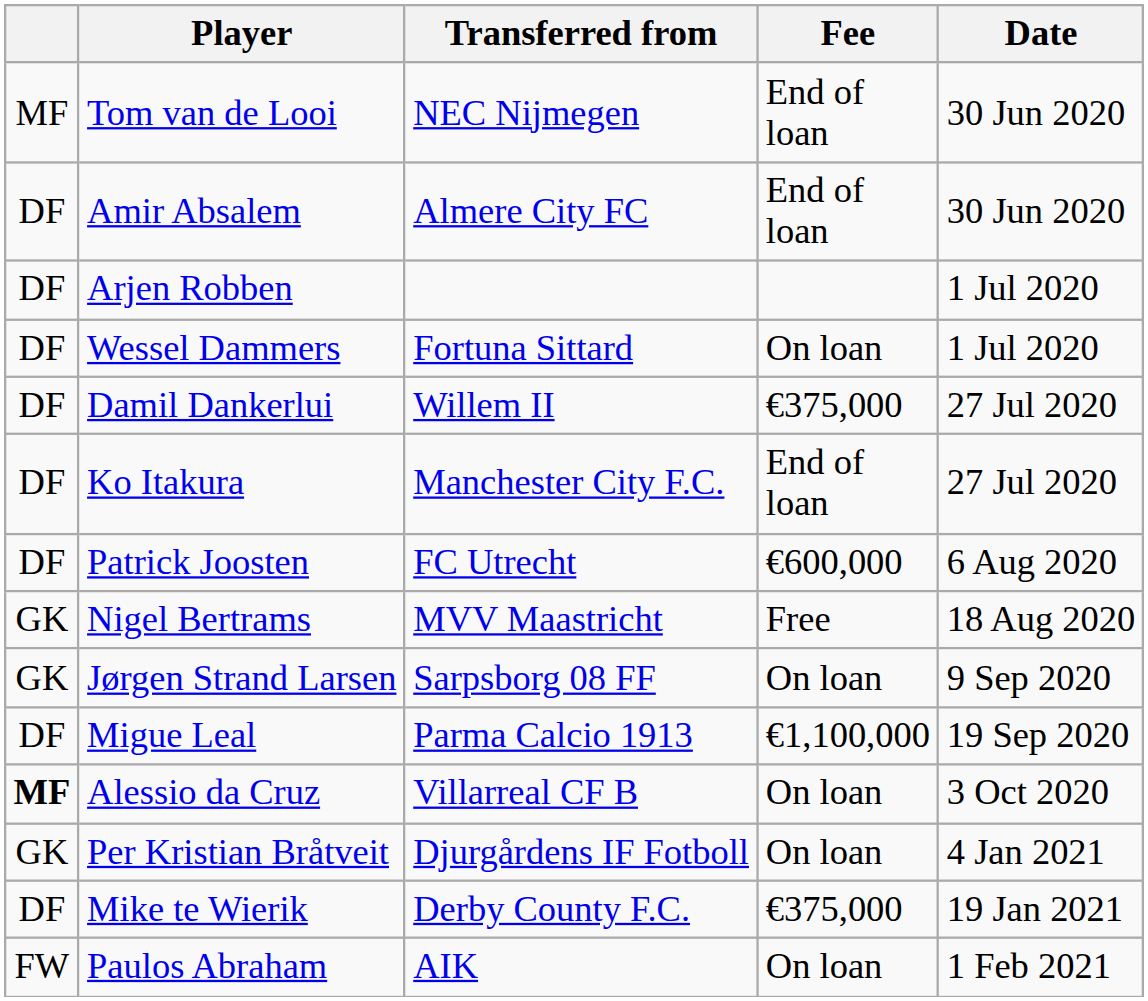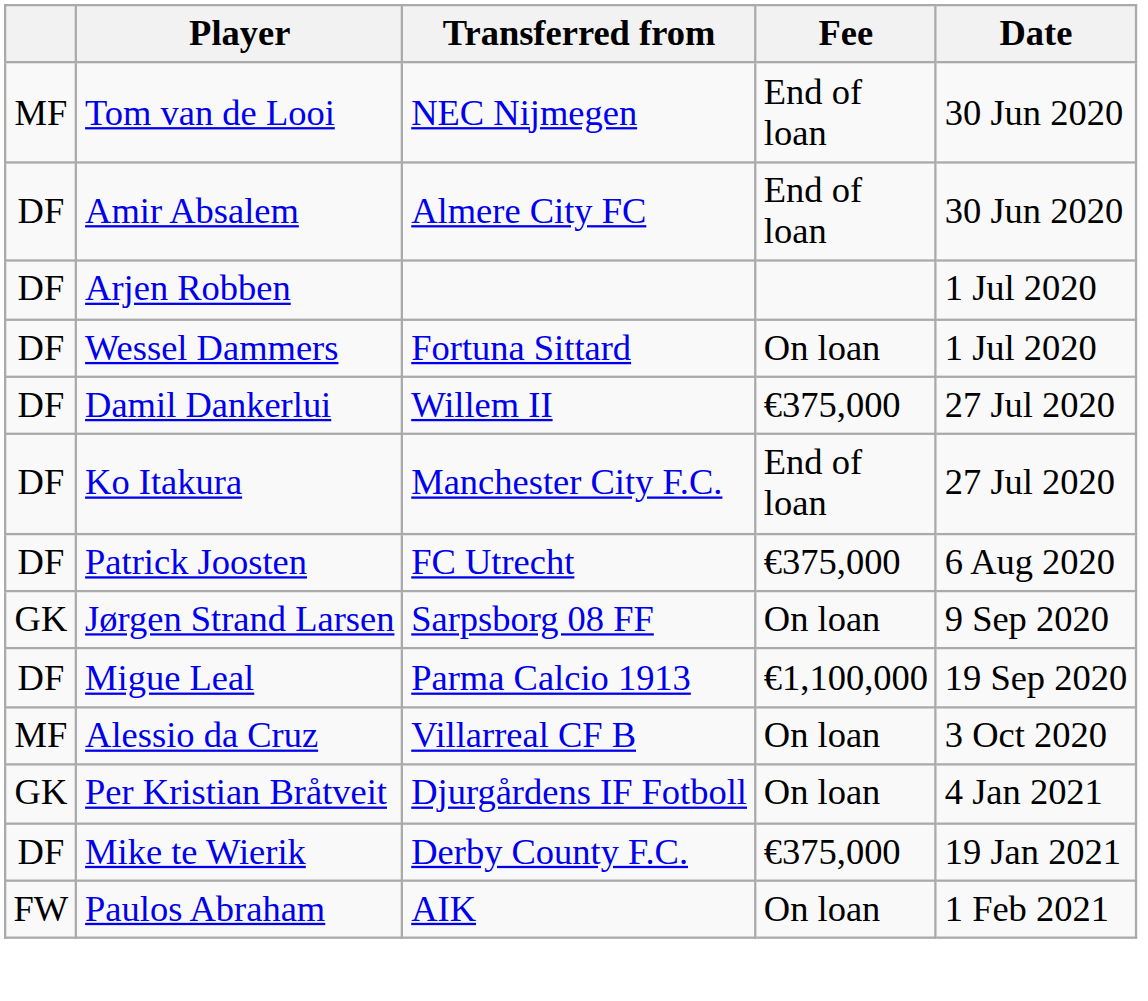(834, 561) €600,000 -> (832, 561) €375,000
- row: (199, 619)
(42, 792) bold -> (41, 735) normal
